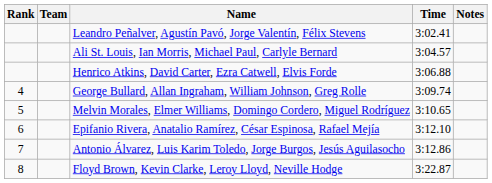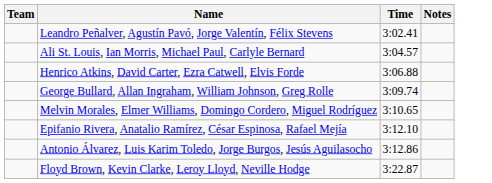- column: (21, 14)
